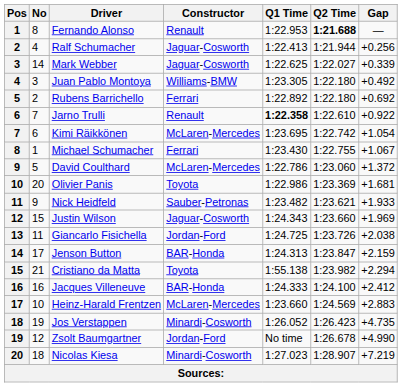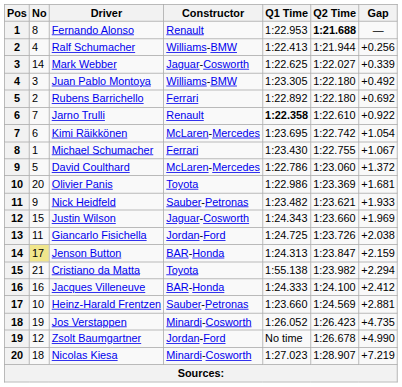(208, 47) Jaguar-Cosworth -> (202, 47) Williams-BMW
(38, 253) no background -> (38, 253) khaki background
(213, 304) McLaren-Mercedes -> (207, 304) Sauber-Petronas
(378, 304) +2.883 -> (378, 304) +2.881
